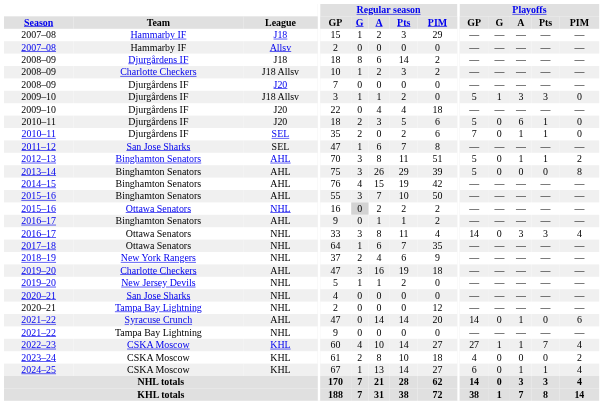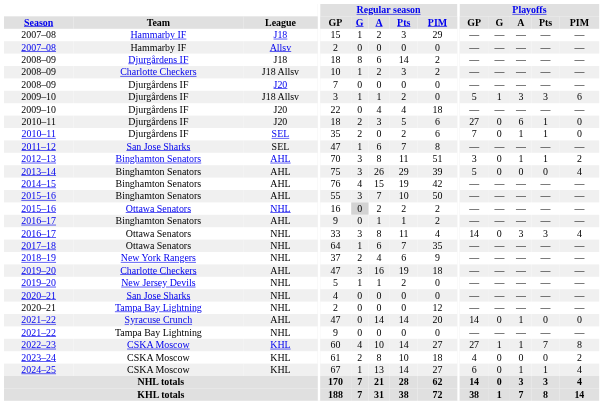(579, 97) 0 -> (579, 97) 6
(474, 121) 5 -> (474, 121) 27
(474, 159) 5 -> (474, 159) 3
(579, 171) 8 -> (579, 171) 4
(579, 320) 6 -> (579, 320) 0
(579, 345) 4 -> (579, 345) 8
